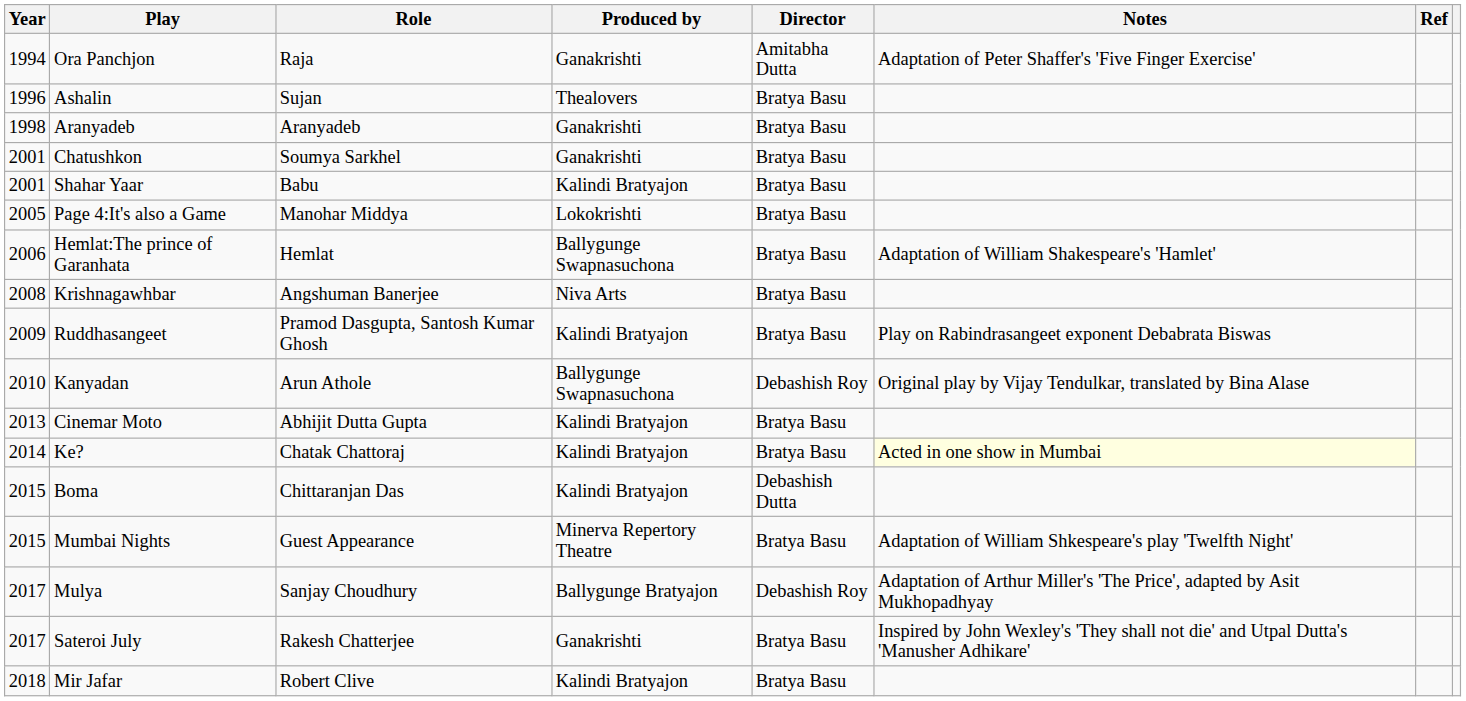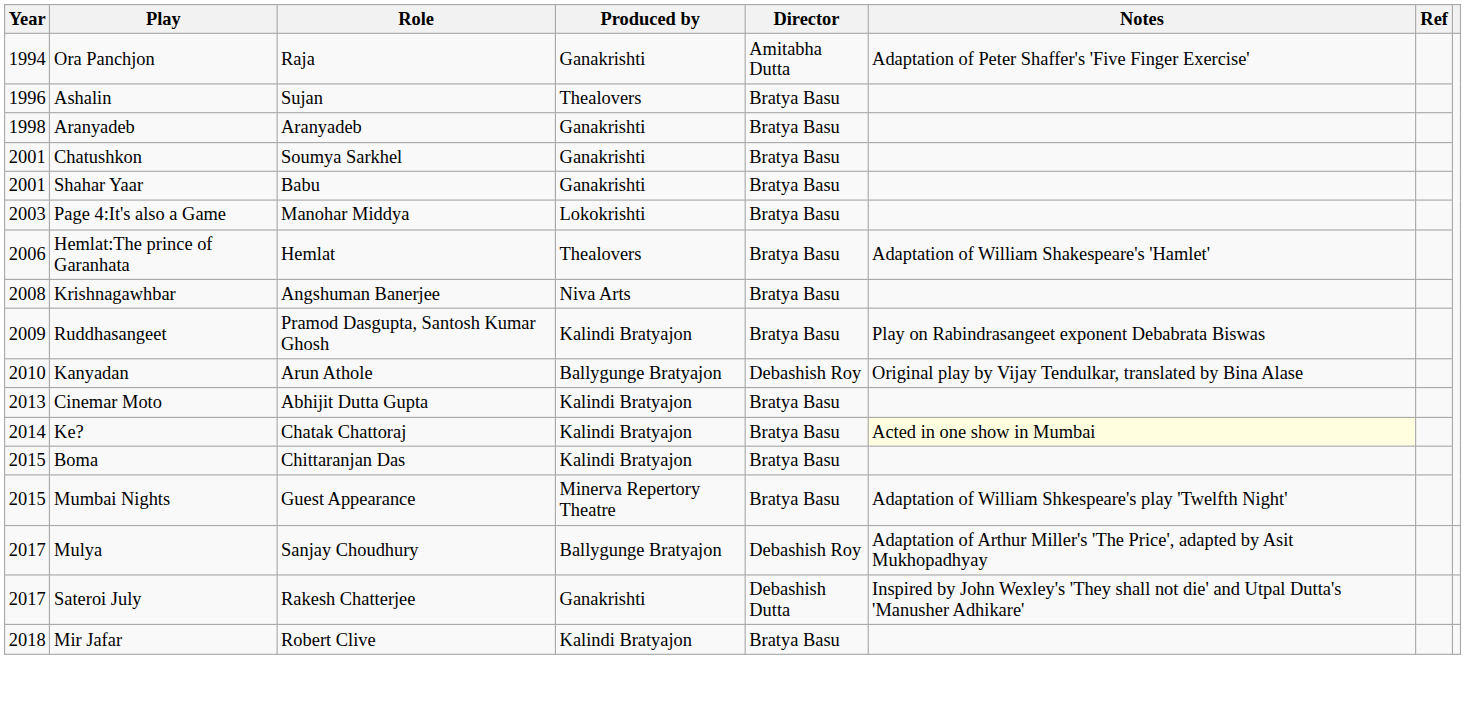(622, 185) Kalindi Bratyajon -> (603, 185) Ganakrishti
(27, 214) 2005 -> (27, 214) 2003
(615, 254) Ballygunge Swapnasuchona -> (600, 254) Thealovers
(615, 383) Ballygunge Swapnasuchona -> (641, 373) Ballygunge Bratyajon
(794, 491) Debashish Dutta -> (795, 460) Bratya Basu
(801, 641) Bratya Basu -> (788, 599) Debashish Dutta
